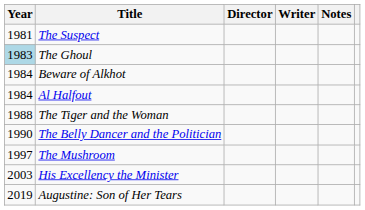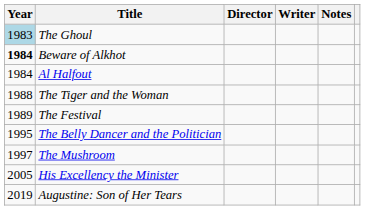- row: (69, 34)
(20, 74) normal -> (20, 54) bold
+ row: (70, 114)
(20, 134) 1990 -> (20, 134) 1995
(20, 174) 2003 -> (20, 174) 2005
